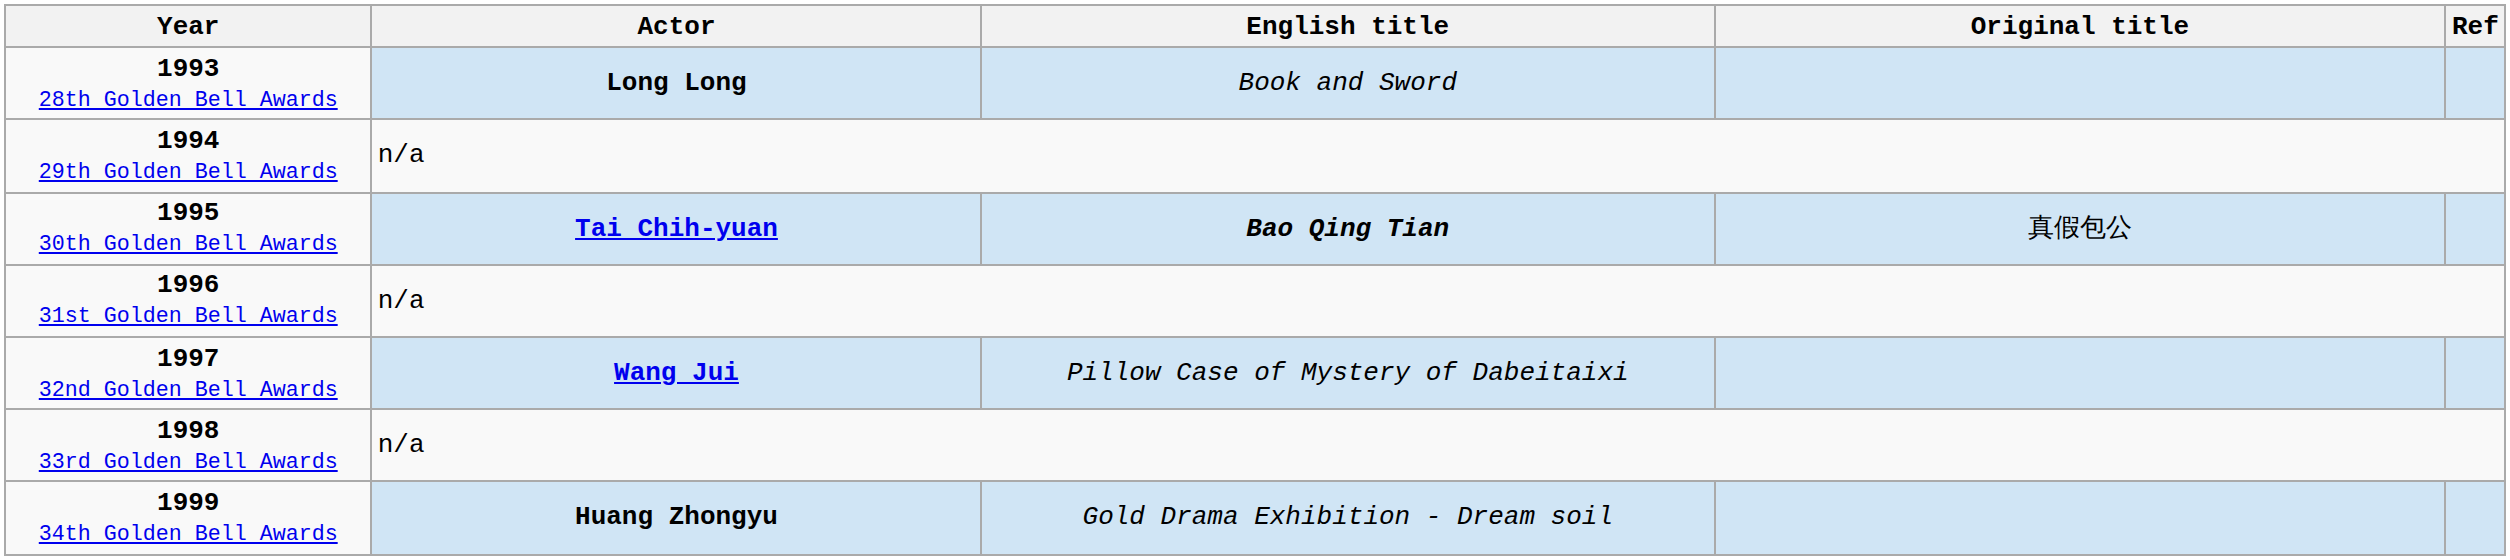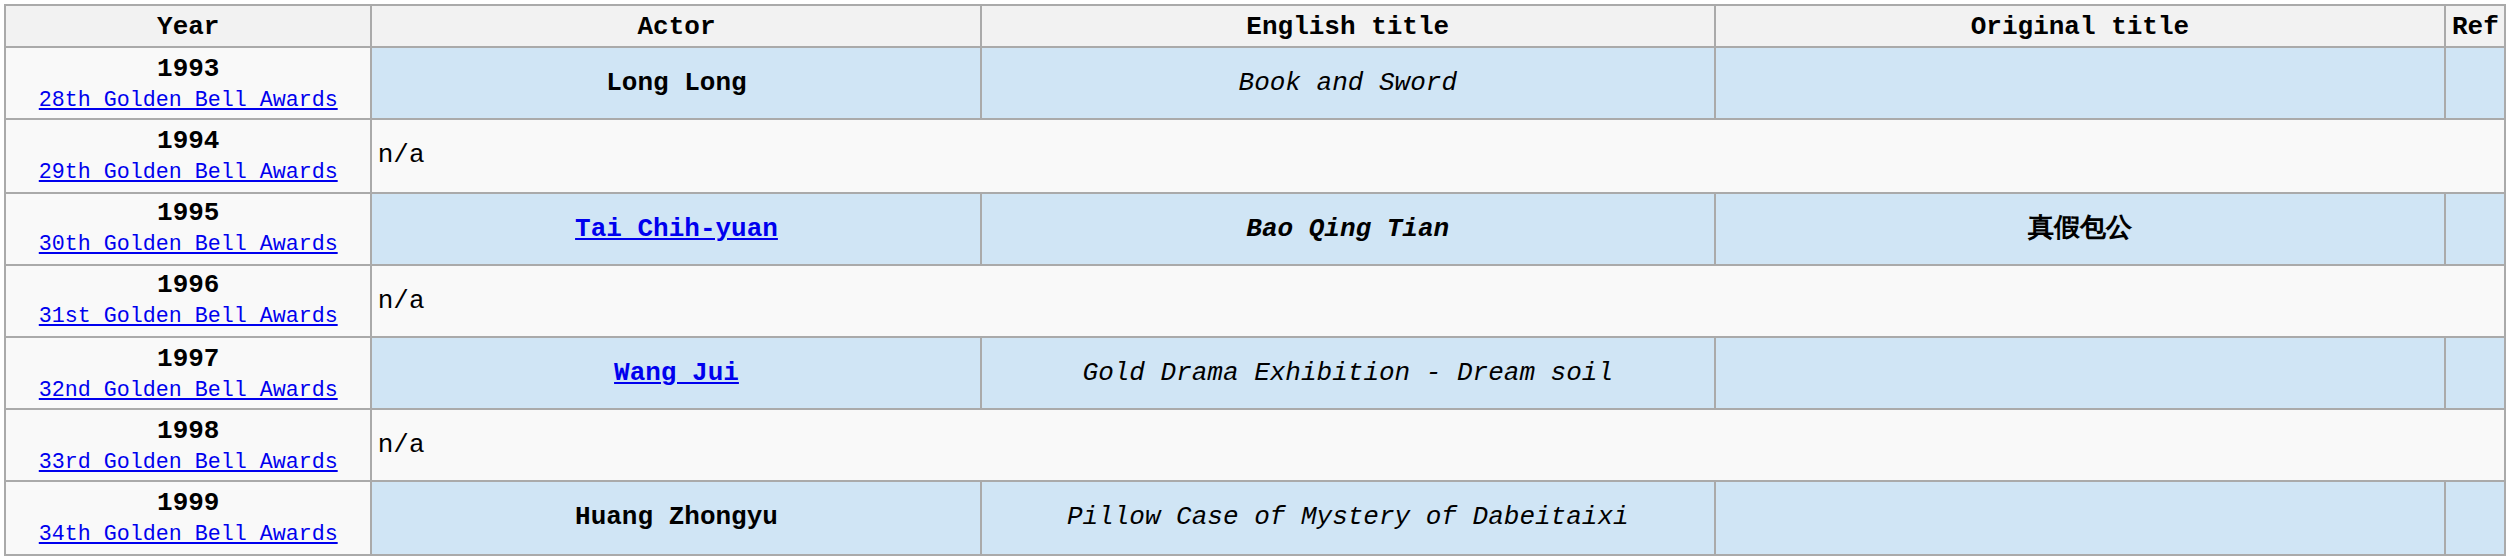(2080, 229) normal -> (2080, 229) bold
(1348, 373) Pillow Case of Mystery of Dabeitaixi -> (1348, 373) Gold Drama Exhibition - Dream soil
(1348, 518) Gold Drama Exhibition - Dream soil -> (1348, 518) Pillow Case of Mystery of Dabeitaixi
